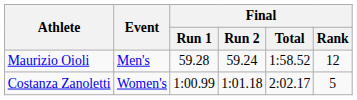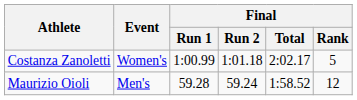rows swapped: (49, 61) <-> (59, 83)
